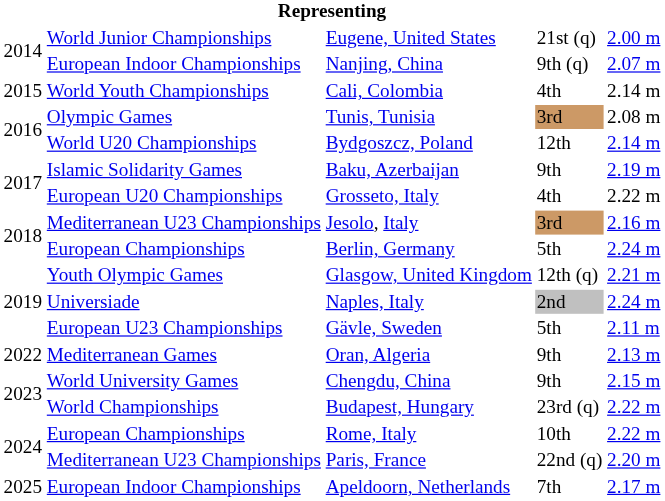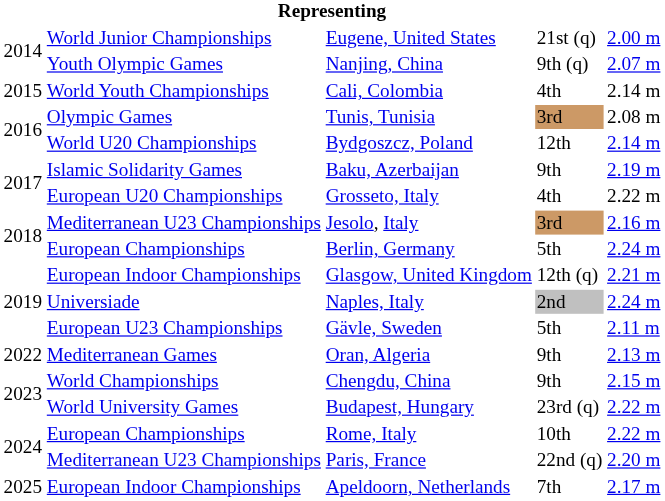(174, 64) European Indoor Championships -> (135, 64) Youth Olympic Games
(135, 275) Youth Olympic Games -> (174, 275) European Indoor Championships
(143, 380) World University Games -> (133, 380) World Championships
(133, 407) World Championships -> (143, 407) World University Games
